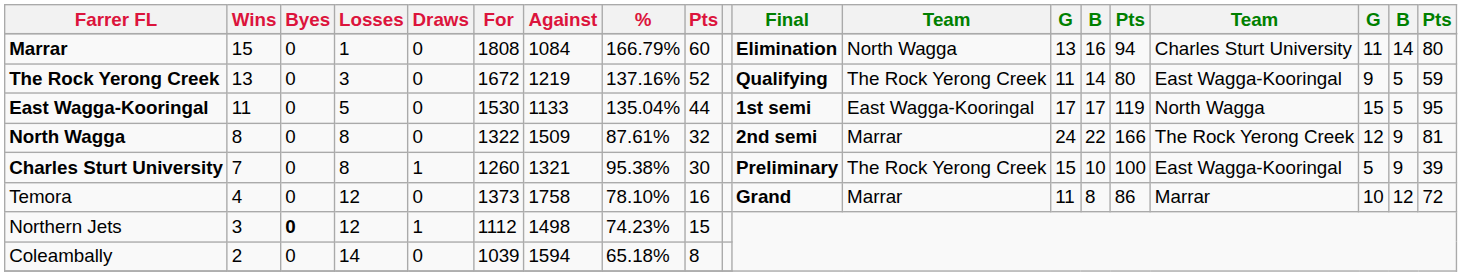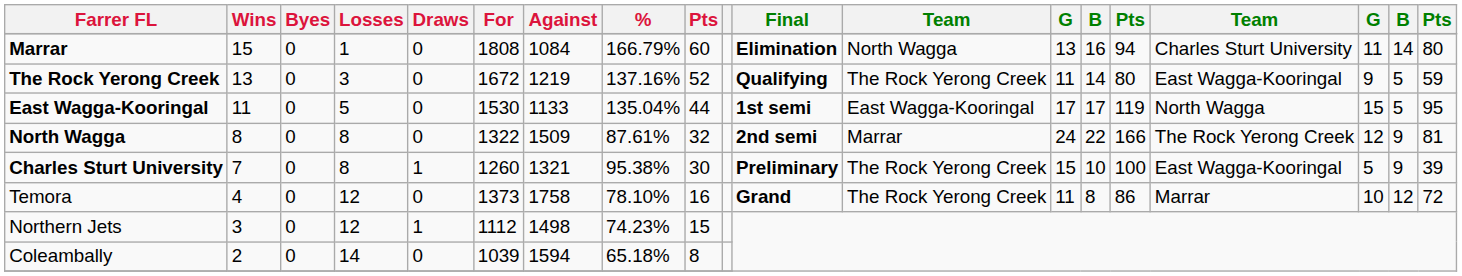(875, 197) Marrar -> (947, 197) The Rock Yerong Creek
(291, 226) bold -> (291, 226) normal
